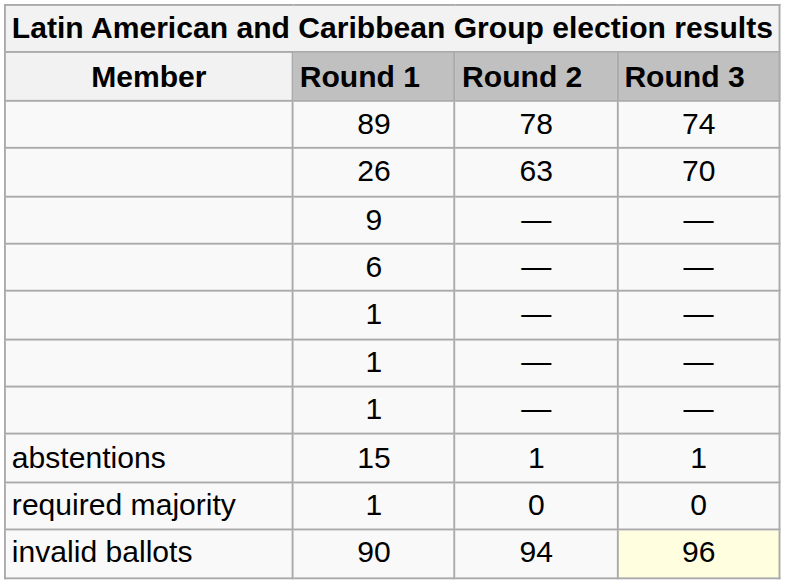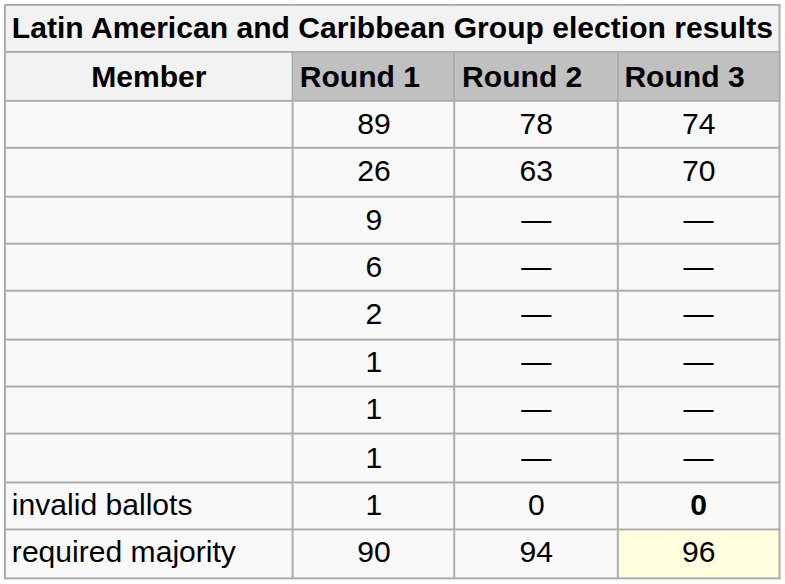+ row: (374, 314)
- row: (374, 457)
(124, 505) required majority -> (102, 505) invalid ballots
(699, 505) normal -> (699, 505) bold
(102, 553) invalid ballots -> (124, 553) required majority
